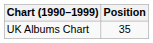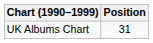(125, 30) 35 -> (125, 30) 31
